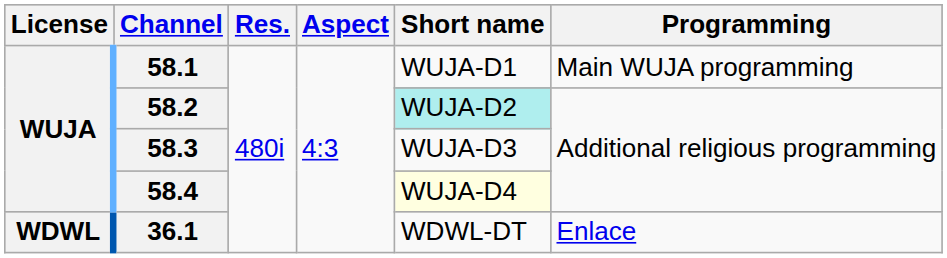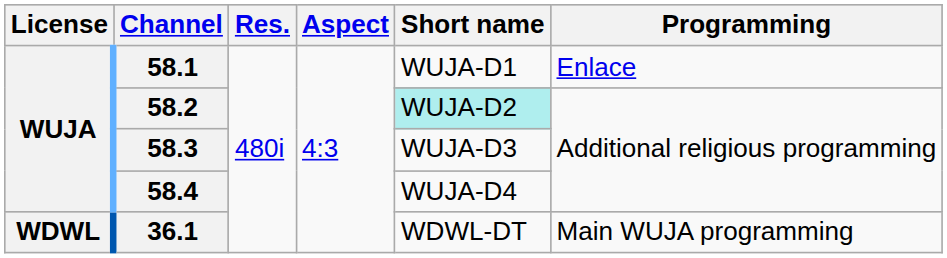(705, 66) Main WUJA programming -> (596, 66) Enlace
(459, 190) lightyellow background -> (459, 190) no background
(596, 231) Enlace -> (705, 231) Main WUJA programming
